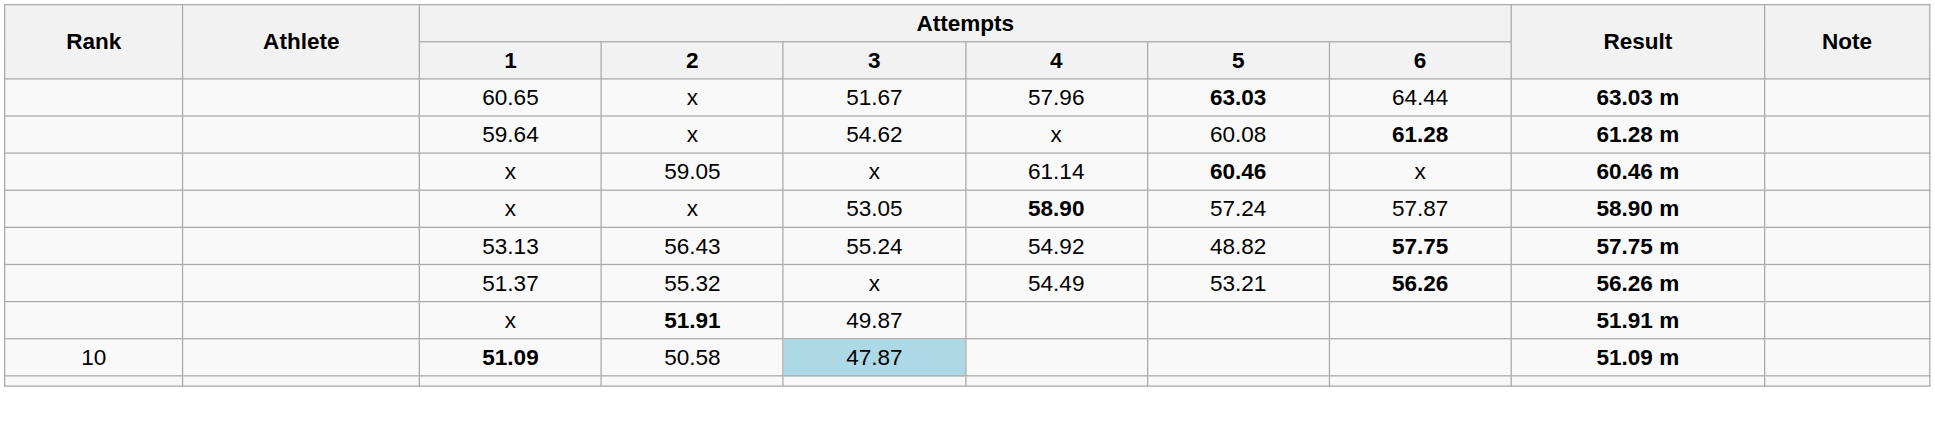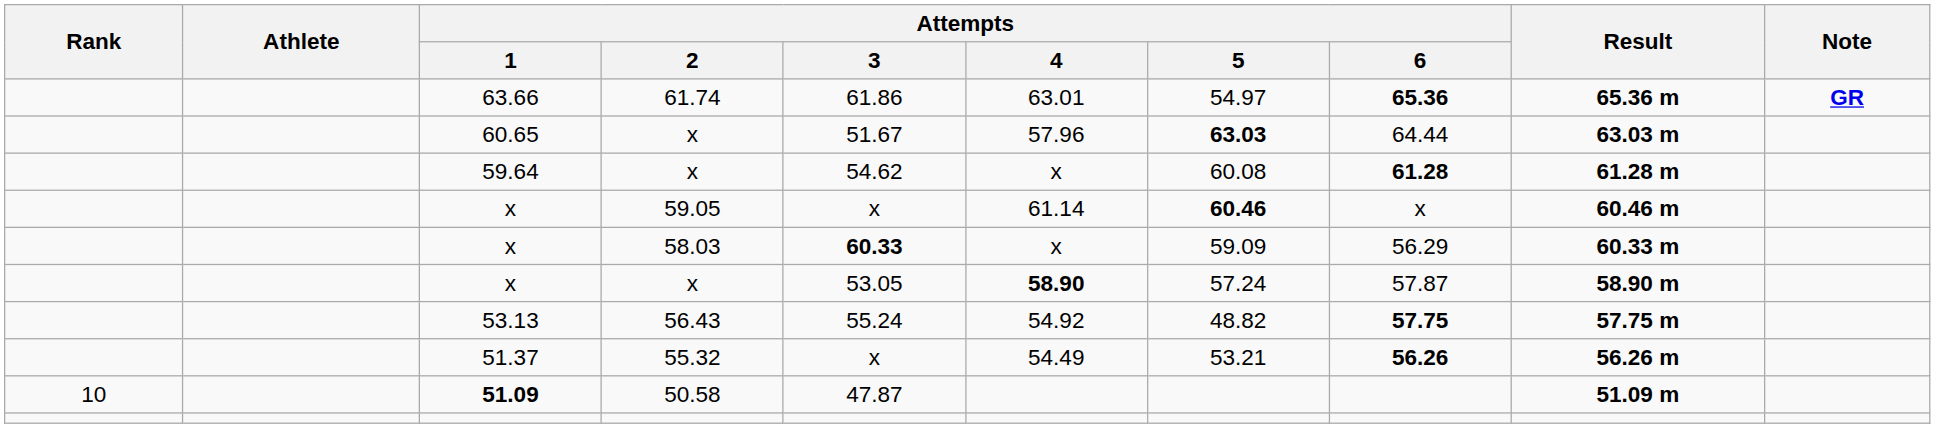+ row: (510, 96)
+ row: (510, 245)
- row: (510, 319)
(874, 357) lightblue background -> (874, 394) no background
